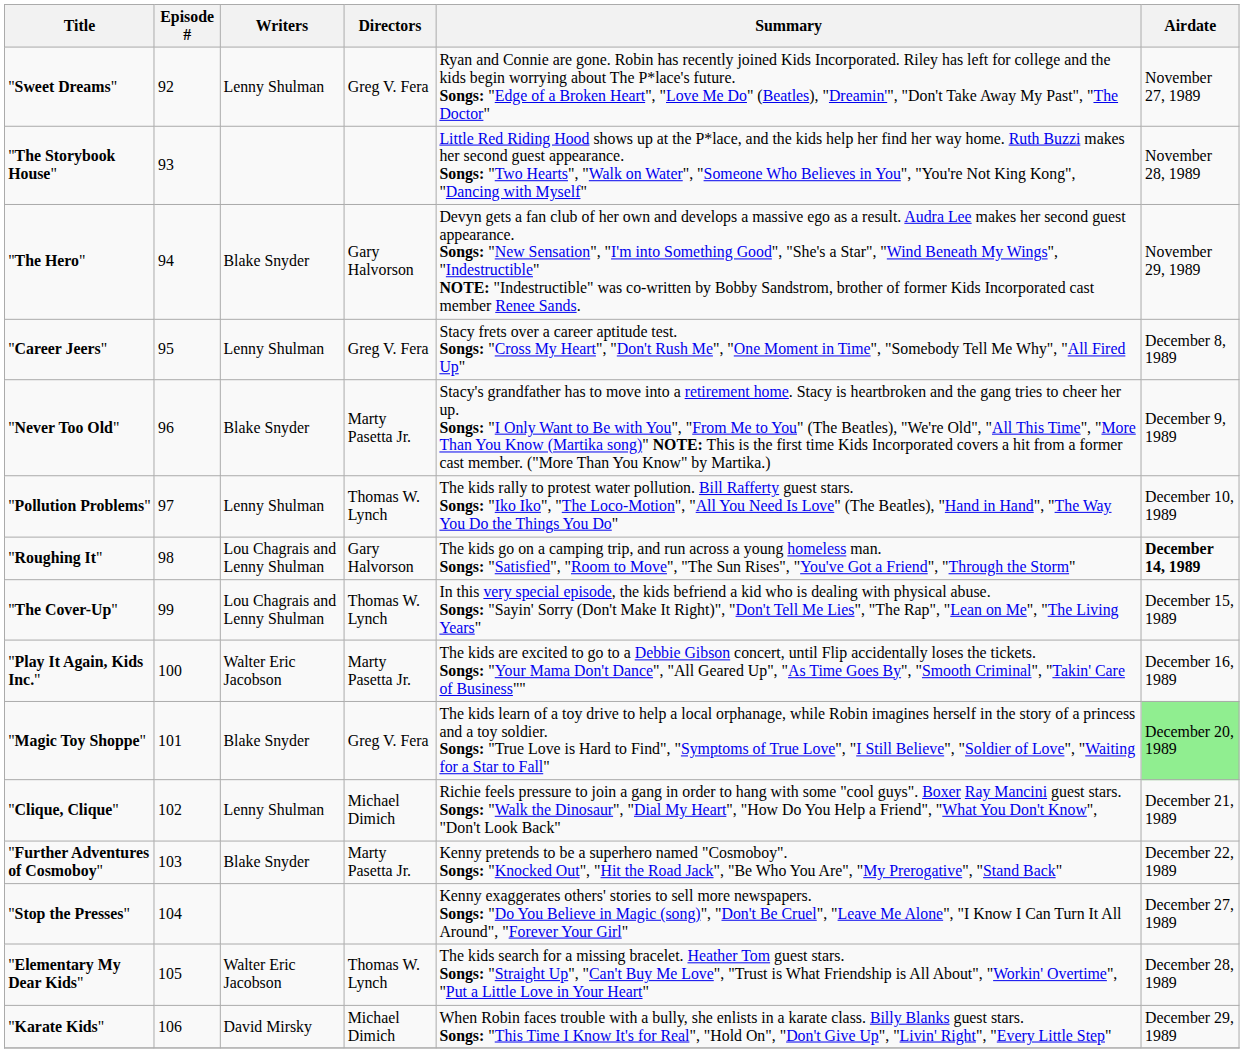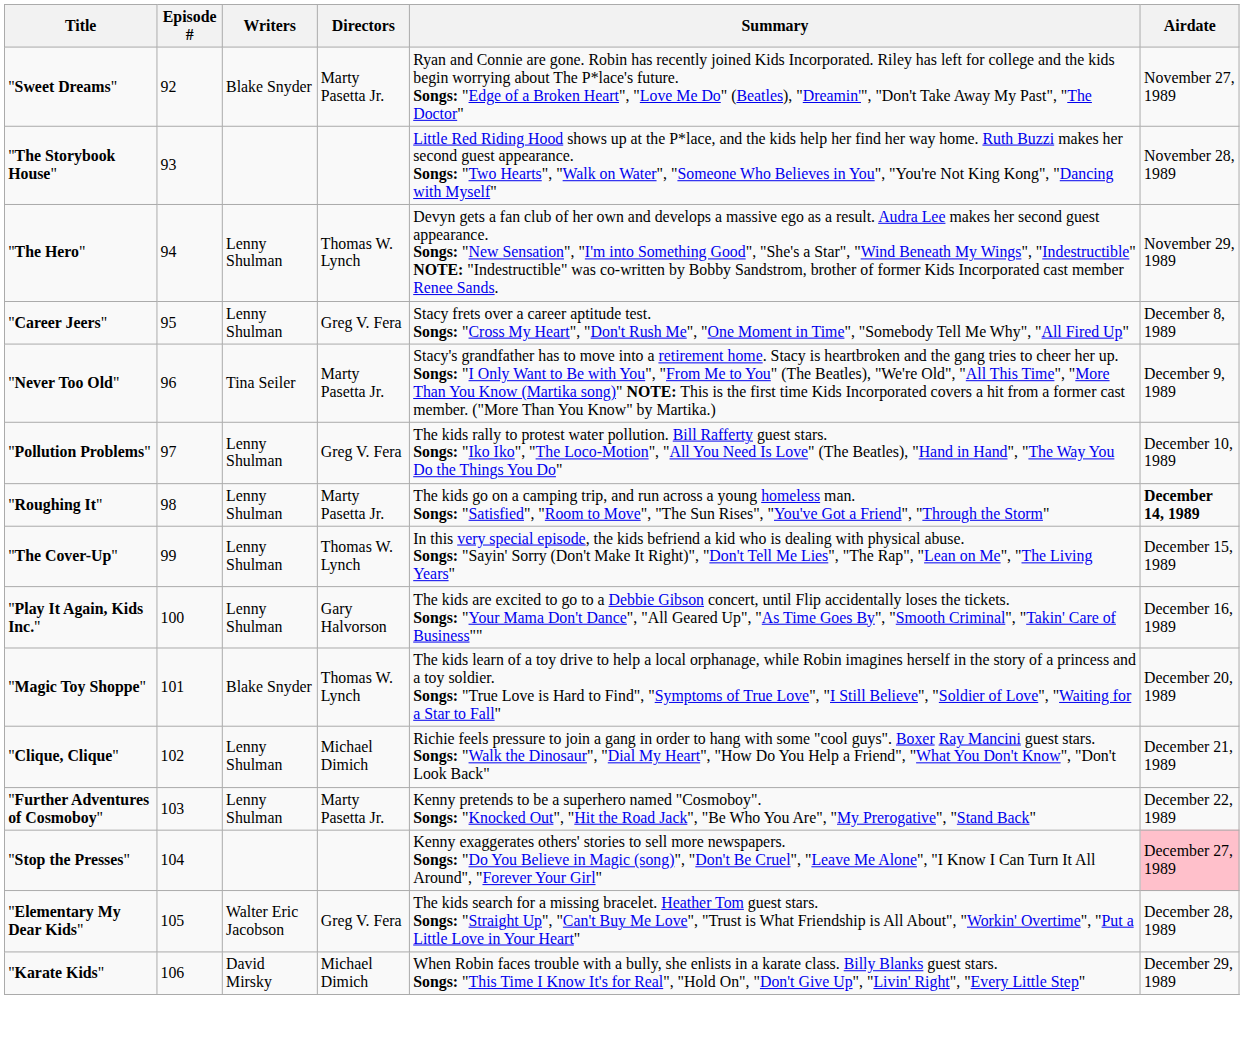(274, 86) Lenny Shulman -> (269, 86) Blake Snyder
(388, 86) Greg V. Fera -> (352, 86) Marty Pasetta Jr.
(266, 261) Blake Snyder -> (254, 252) Lenny Shulman
(381, 261) Gary Halvorson -> (357, 252) Thomas W. Lynch
(266, 427) Blake Snyder -> (261, 383) Tina Seiler
(384, 506) Thomas W. Lynch -> (361, 452) Greg V. Fera
(280, 558) Lou Chagrais and Lenny Shulman -> (254, 504) Lenny Shulman
(381, 558) Gary Halvorson -> (352, 504) Marty Pasetta Jr.
(280, 610) Lou Chagrais and Lenny Shulman -> (254, 556) Lenny Shulman
(260, 670) Walter Eric Jacobson -> (254, 617) Lenny Shulman
(379, 670) Marty Pasetta Jr. -> (354, 617) Gary Halvorson
(388, 740) Greg V. Fera -> (357, 687) Thomas W. Lynch
(1189, 740) lightgreen background -> (1189, 687) no background
(266, 862) Blake Snyder -> (254, 808) Lenny Shulman
(1189, 913) no background -> (1189, 860) pink background
(384, 974) Thomas W. Lynch -> (361, 921) Greg V. Fera
